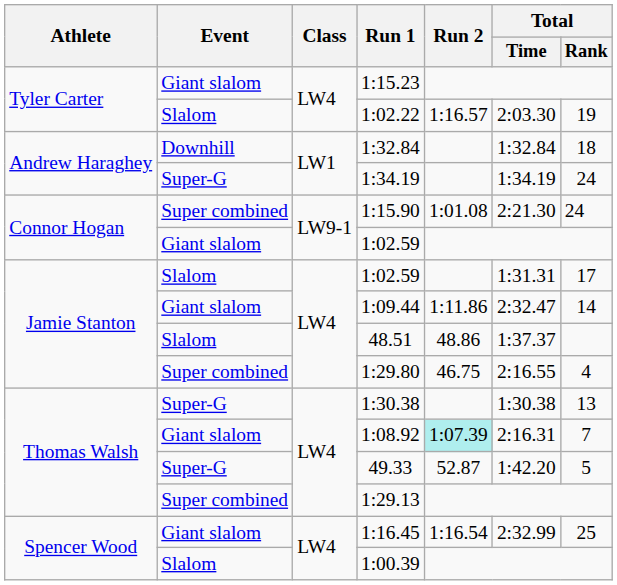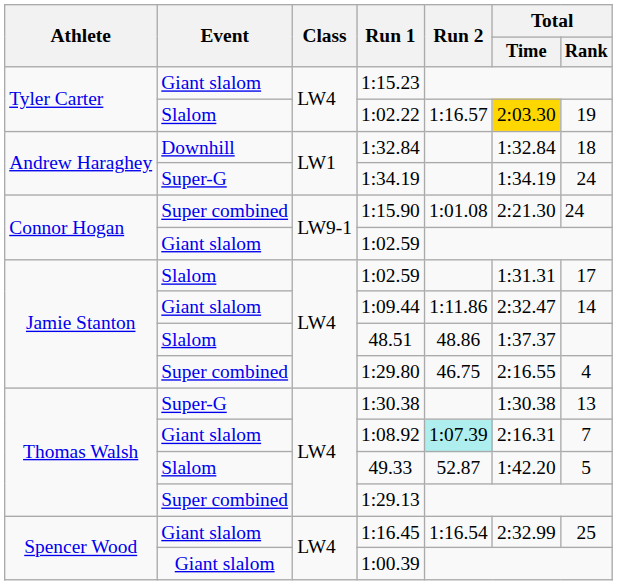(526, 115) no background -> (526, 115) gold background
(194, 468) Super-G -> (189, 468) Slalom
(189, 564) Slalom -> (225, 564) Giant slalom
